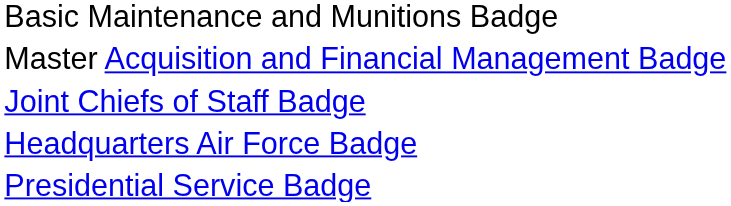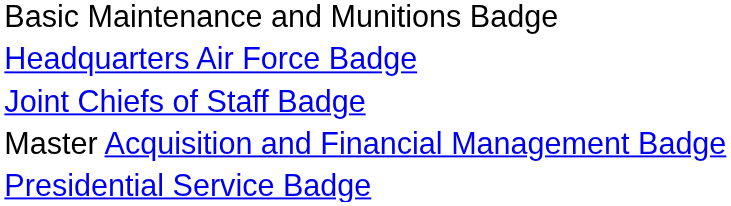rows swapped: (365, 59) <-> (211, 143)
